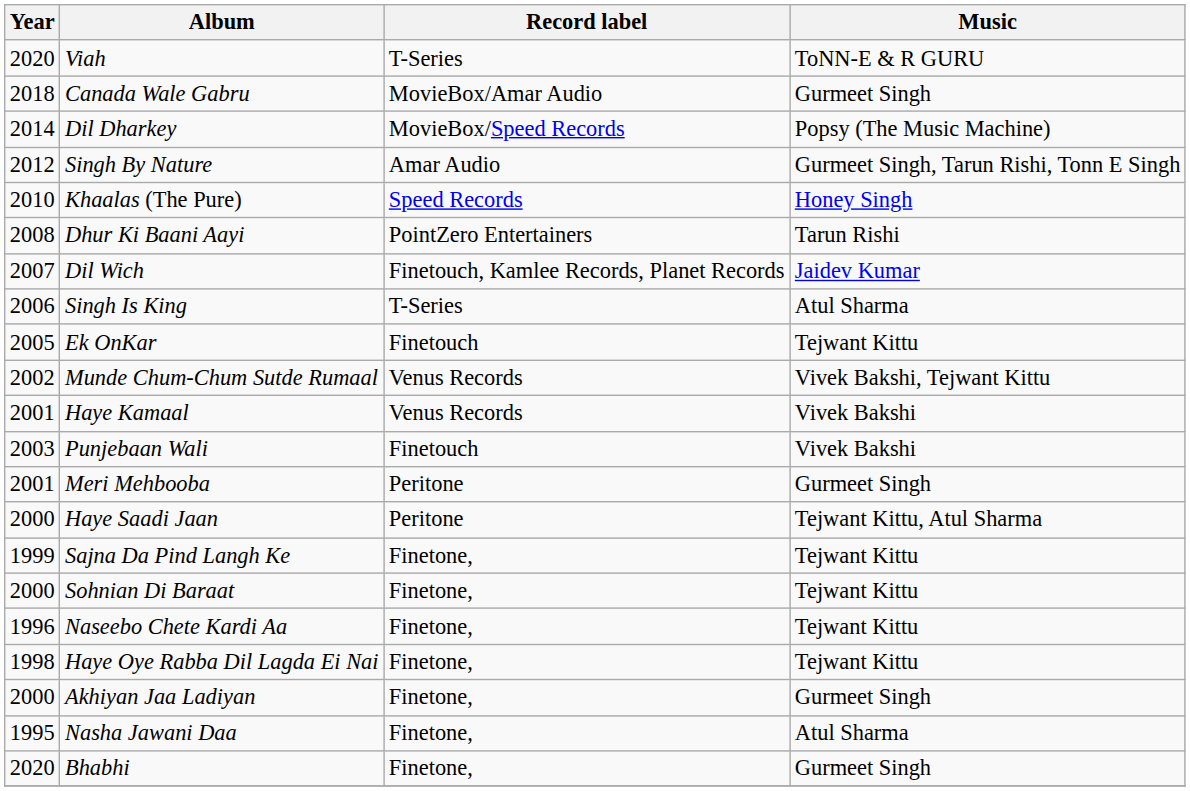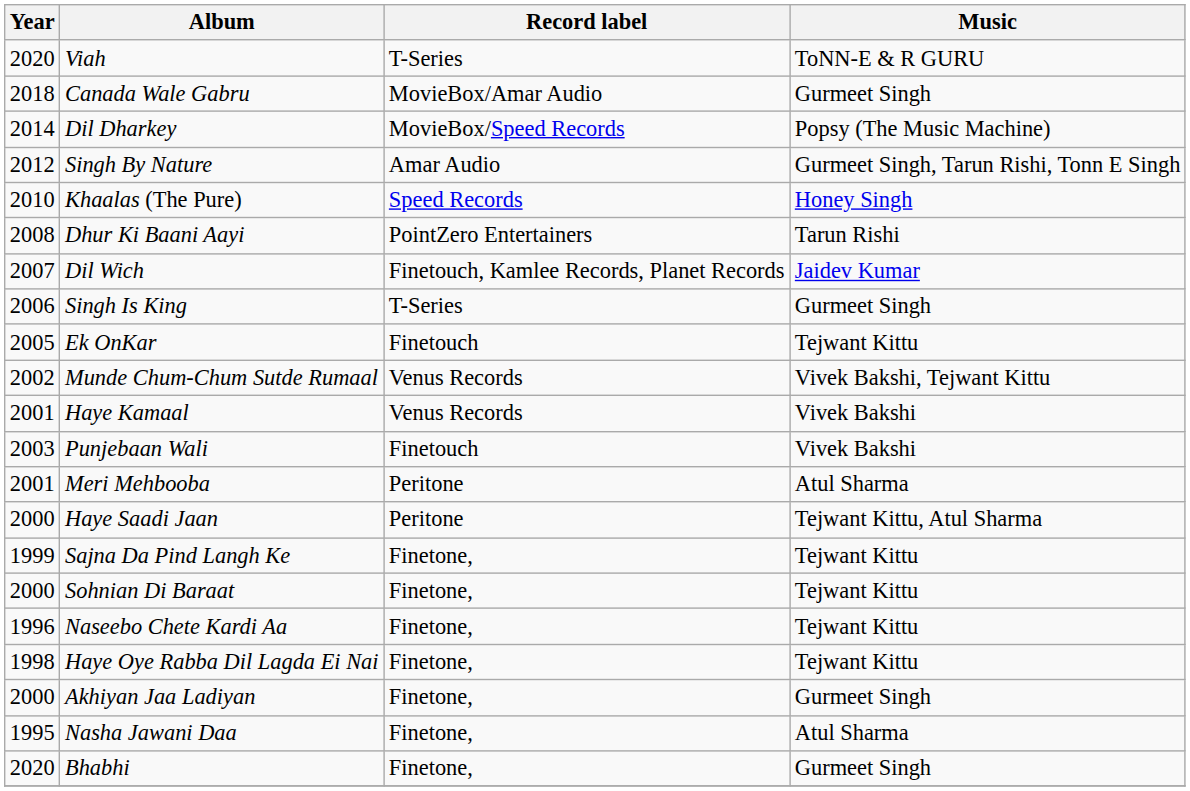(852, 306) Atul Sharma -> (863, 306) Gurmeet Singh
(863, 484) Gurmeet Singh -> (852, 484) Atul Sharma
